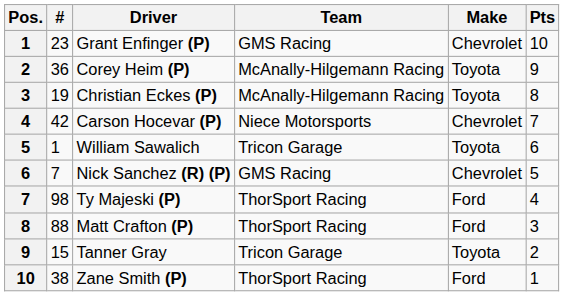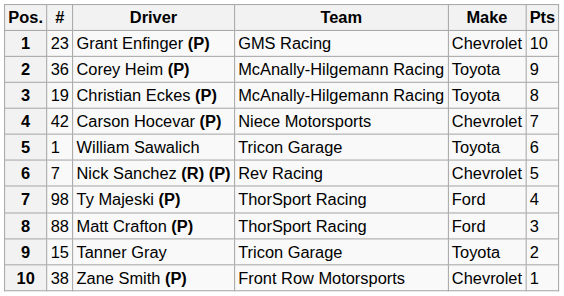(285, 174) GMS Racing -> (281, 174) Rev Racing
(302, 278) ThorSport Racing -> (322, 278) Front Row Motorsports
(469, 278) Ford -> (487, 278) Chevrolet
